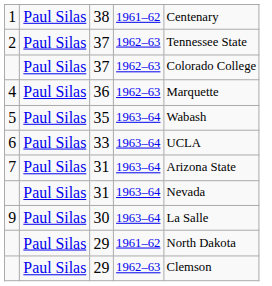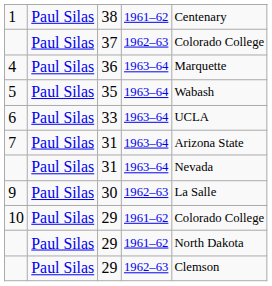- row: (12, 42)
(138, 92) 1962–63 -> (146, 67) 1963–64
(138, 218) 1963–64 -> (146, 192) 1962–63
+ row: (16, 218)
